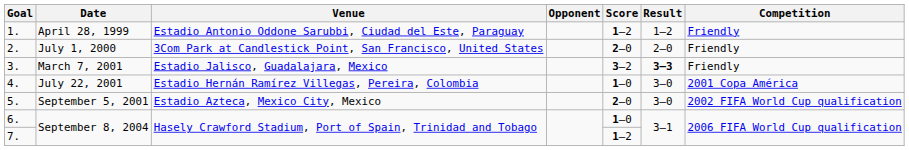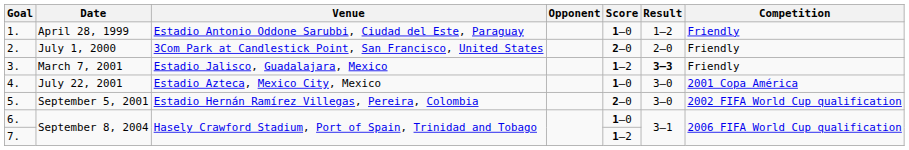(622, 31) 1–2 -> (622, 31) 1–0
(622, 66) 3–2 -> (622, 66) 1–2
(316, 84) Estadio Hernán Ramírez Villegas, Pereira, Colombia -> (267, 84) Estadio Azteca, Mexico City, Mexico
(267, 101) Estadio Azteca, Mexico City, Mexico -> (316, 101) Estadio Hernán Ramírez Villegas, Pereira, Colombia
